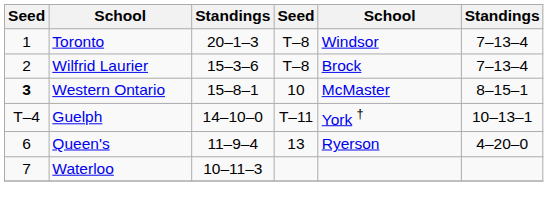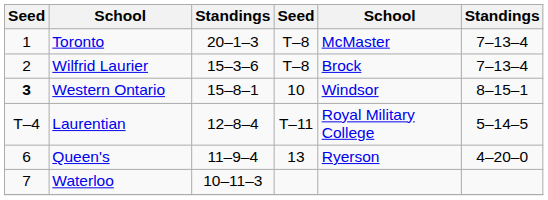(350, 41) Windsor -> (356, 41) McMaster
(356, 90) McMaster -> (350, 90) Windsor
- row: (77, 117)
+ row: (89, 123)
